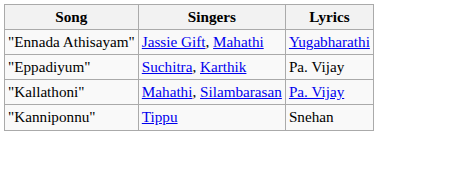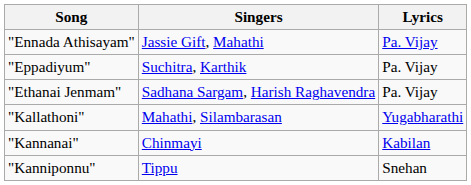(329, 42) Yugabharathi -> (410, 42) Pa. Vijay
+ row: (65, 92)
(317, 92) Pa. Vijay -> (423, 117) Yugabharathi
+ row: (43, 142)
